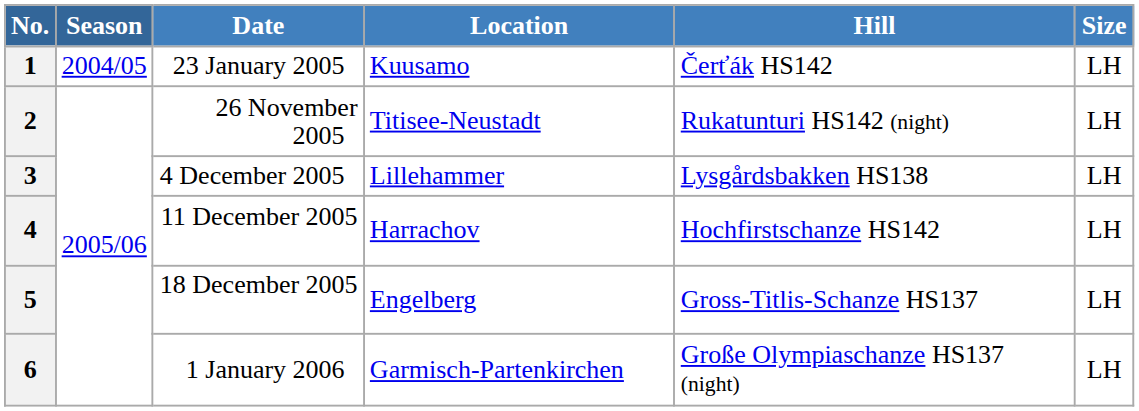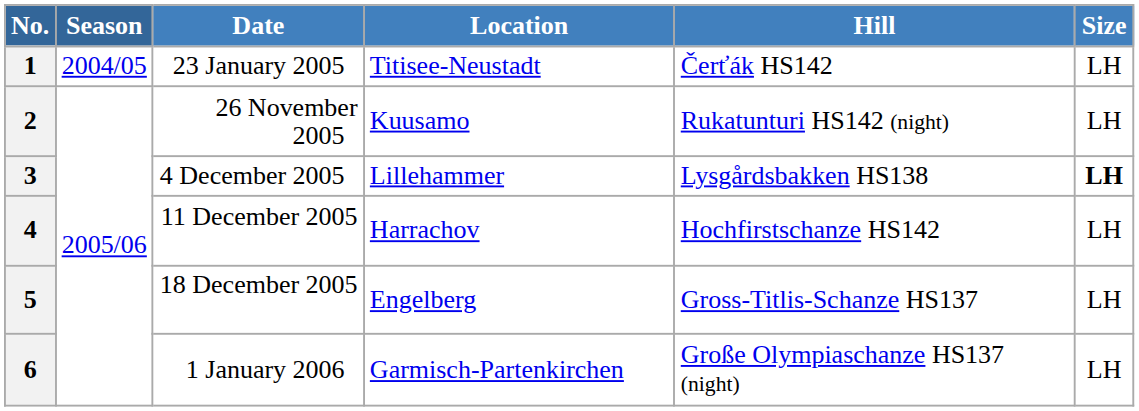(420, 66) Kuusamo -> (455, 66) Titisee-Neustadt
(455, 120) Titisee-Neustadt -> (420, 120) Kuusamo
(1104, 175) normal -> (1104, 175) bold
